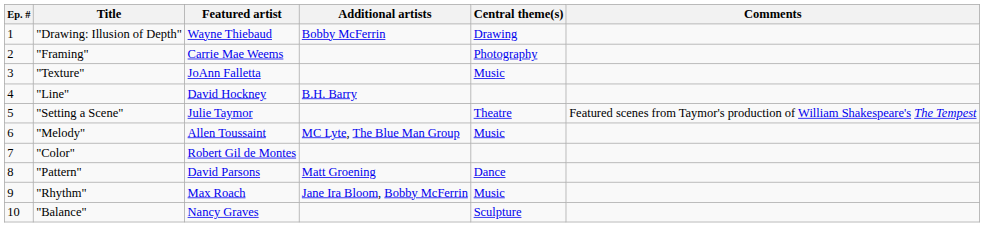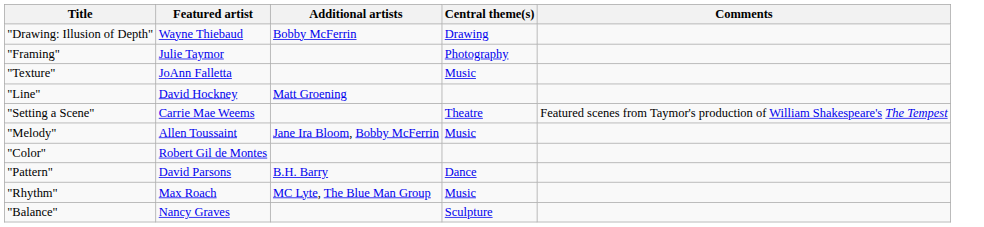- column: (19, 15)
(236, 53) Carrie Mae Weems -> (191, 53) Julie Taymor
(329, 93) B.H. Barry -> (310, 93) Matt Groening
(220, 113) Julie Taymor -> (207, 113) Carrie Mae Weems
(381, 133) MC Lyte, The Blue Man Group -> (356, 133) Jane Ira Bloom, Bobby McFerrin
(339, 172) Matt Groening -> (301, 172) B.H. Barry
(385, 192) Jane Ira Bloom, Bobby McFerrin -> (352, 192) MC Lyte, The Blue Man Group
